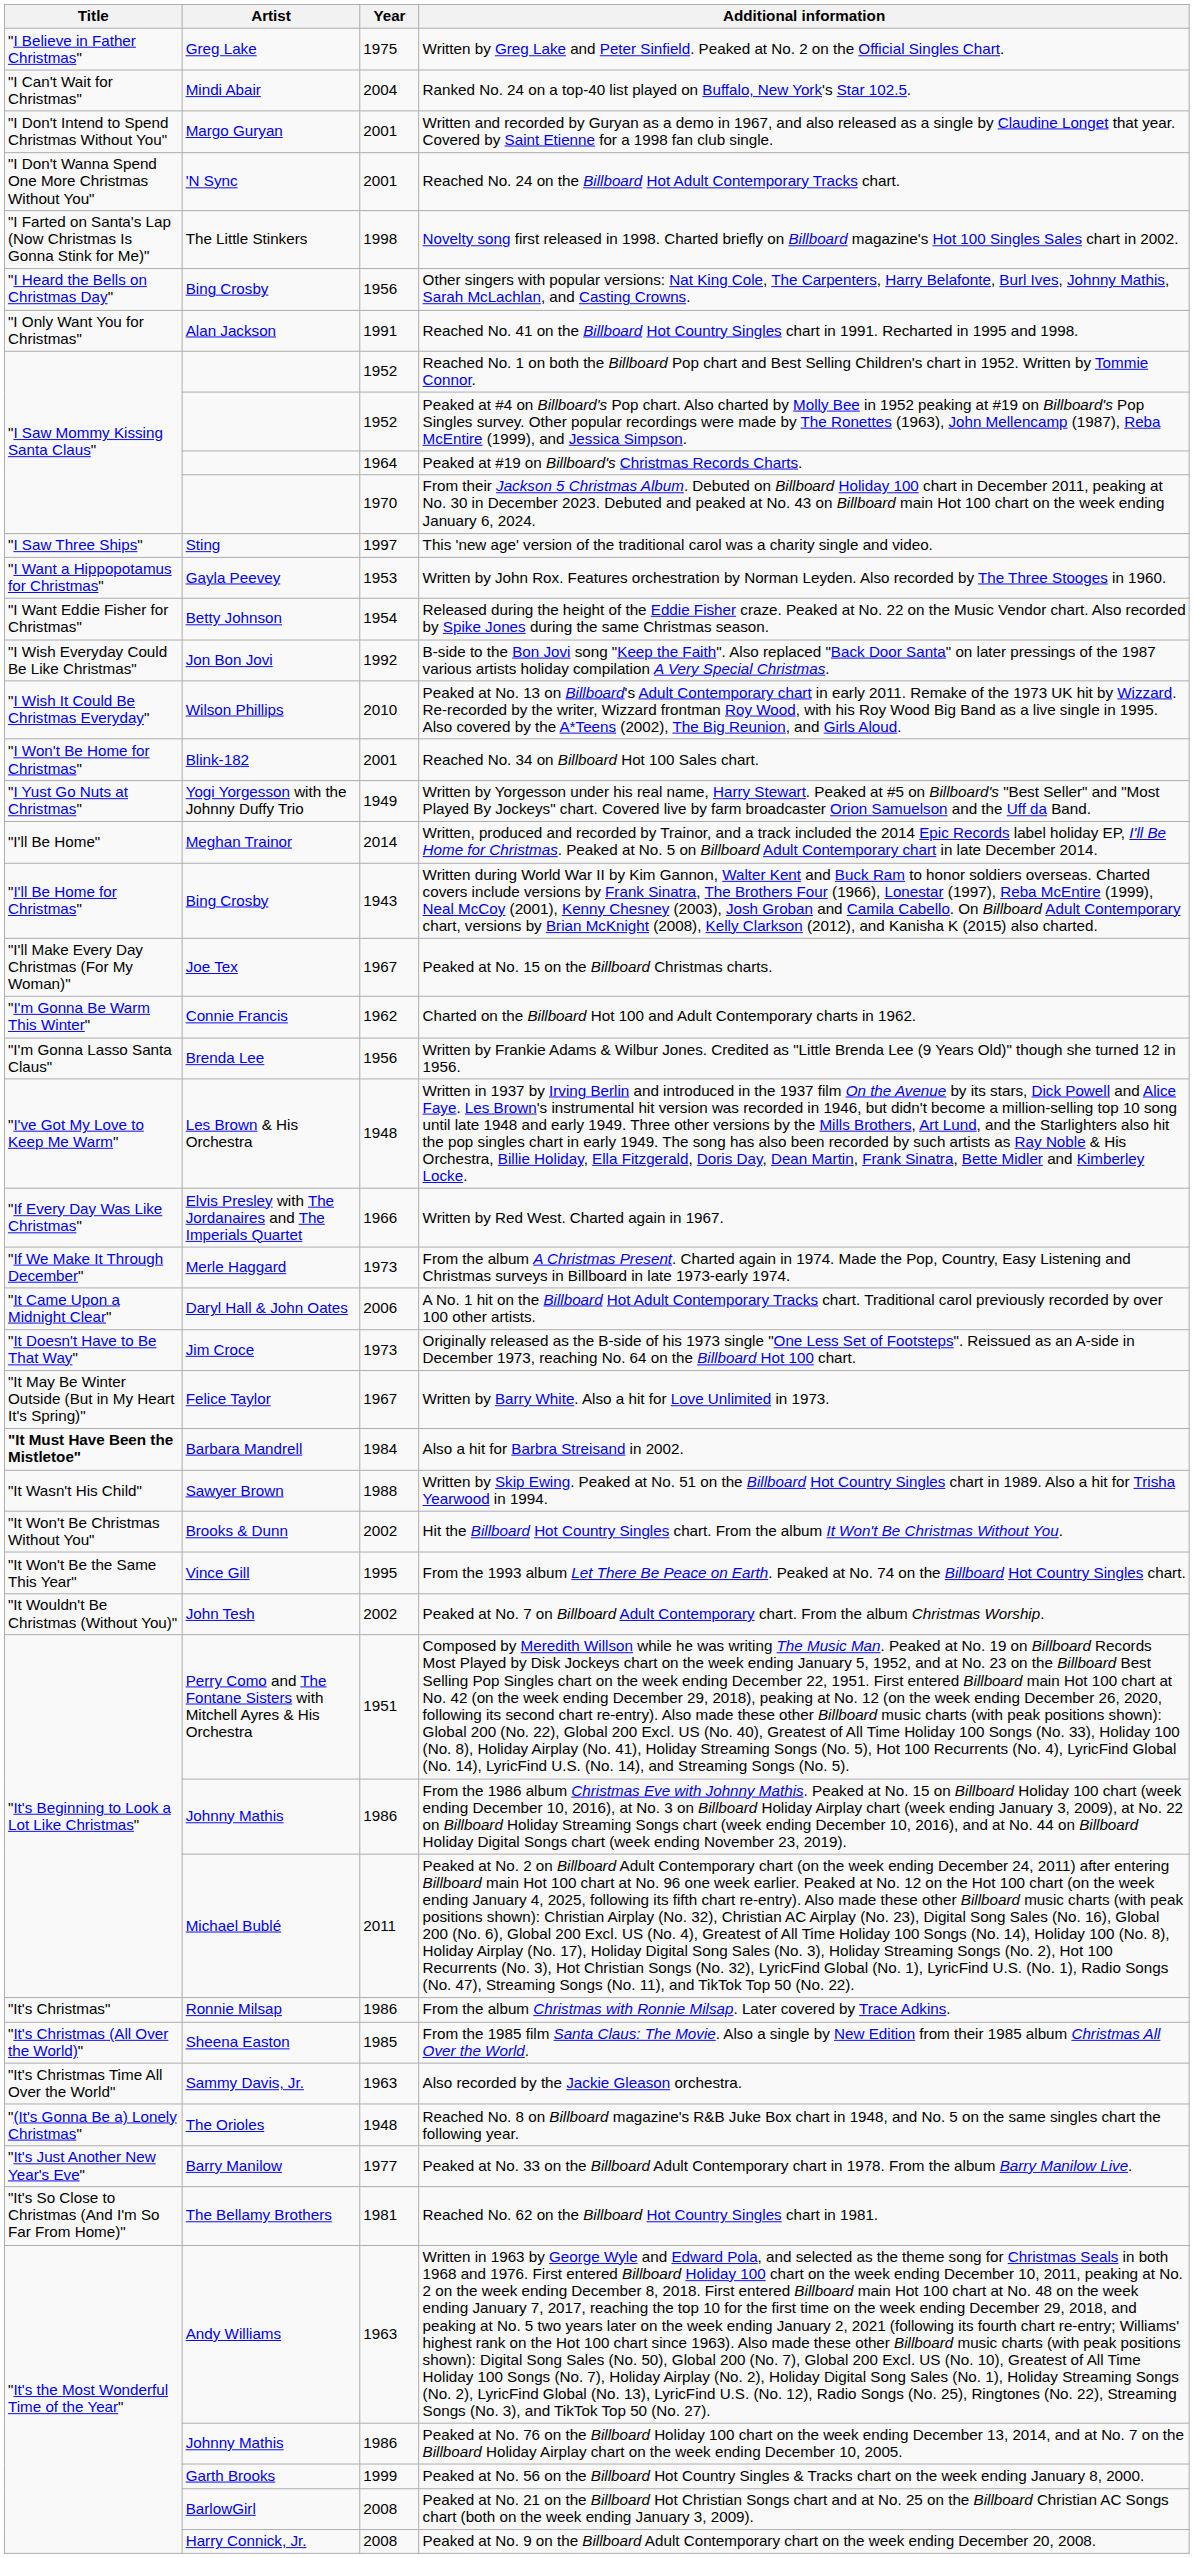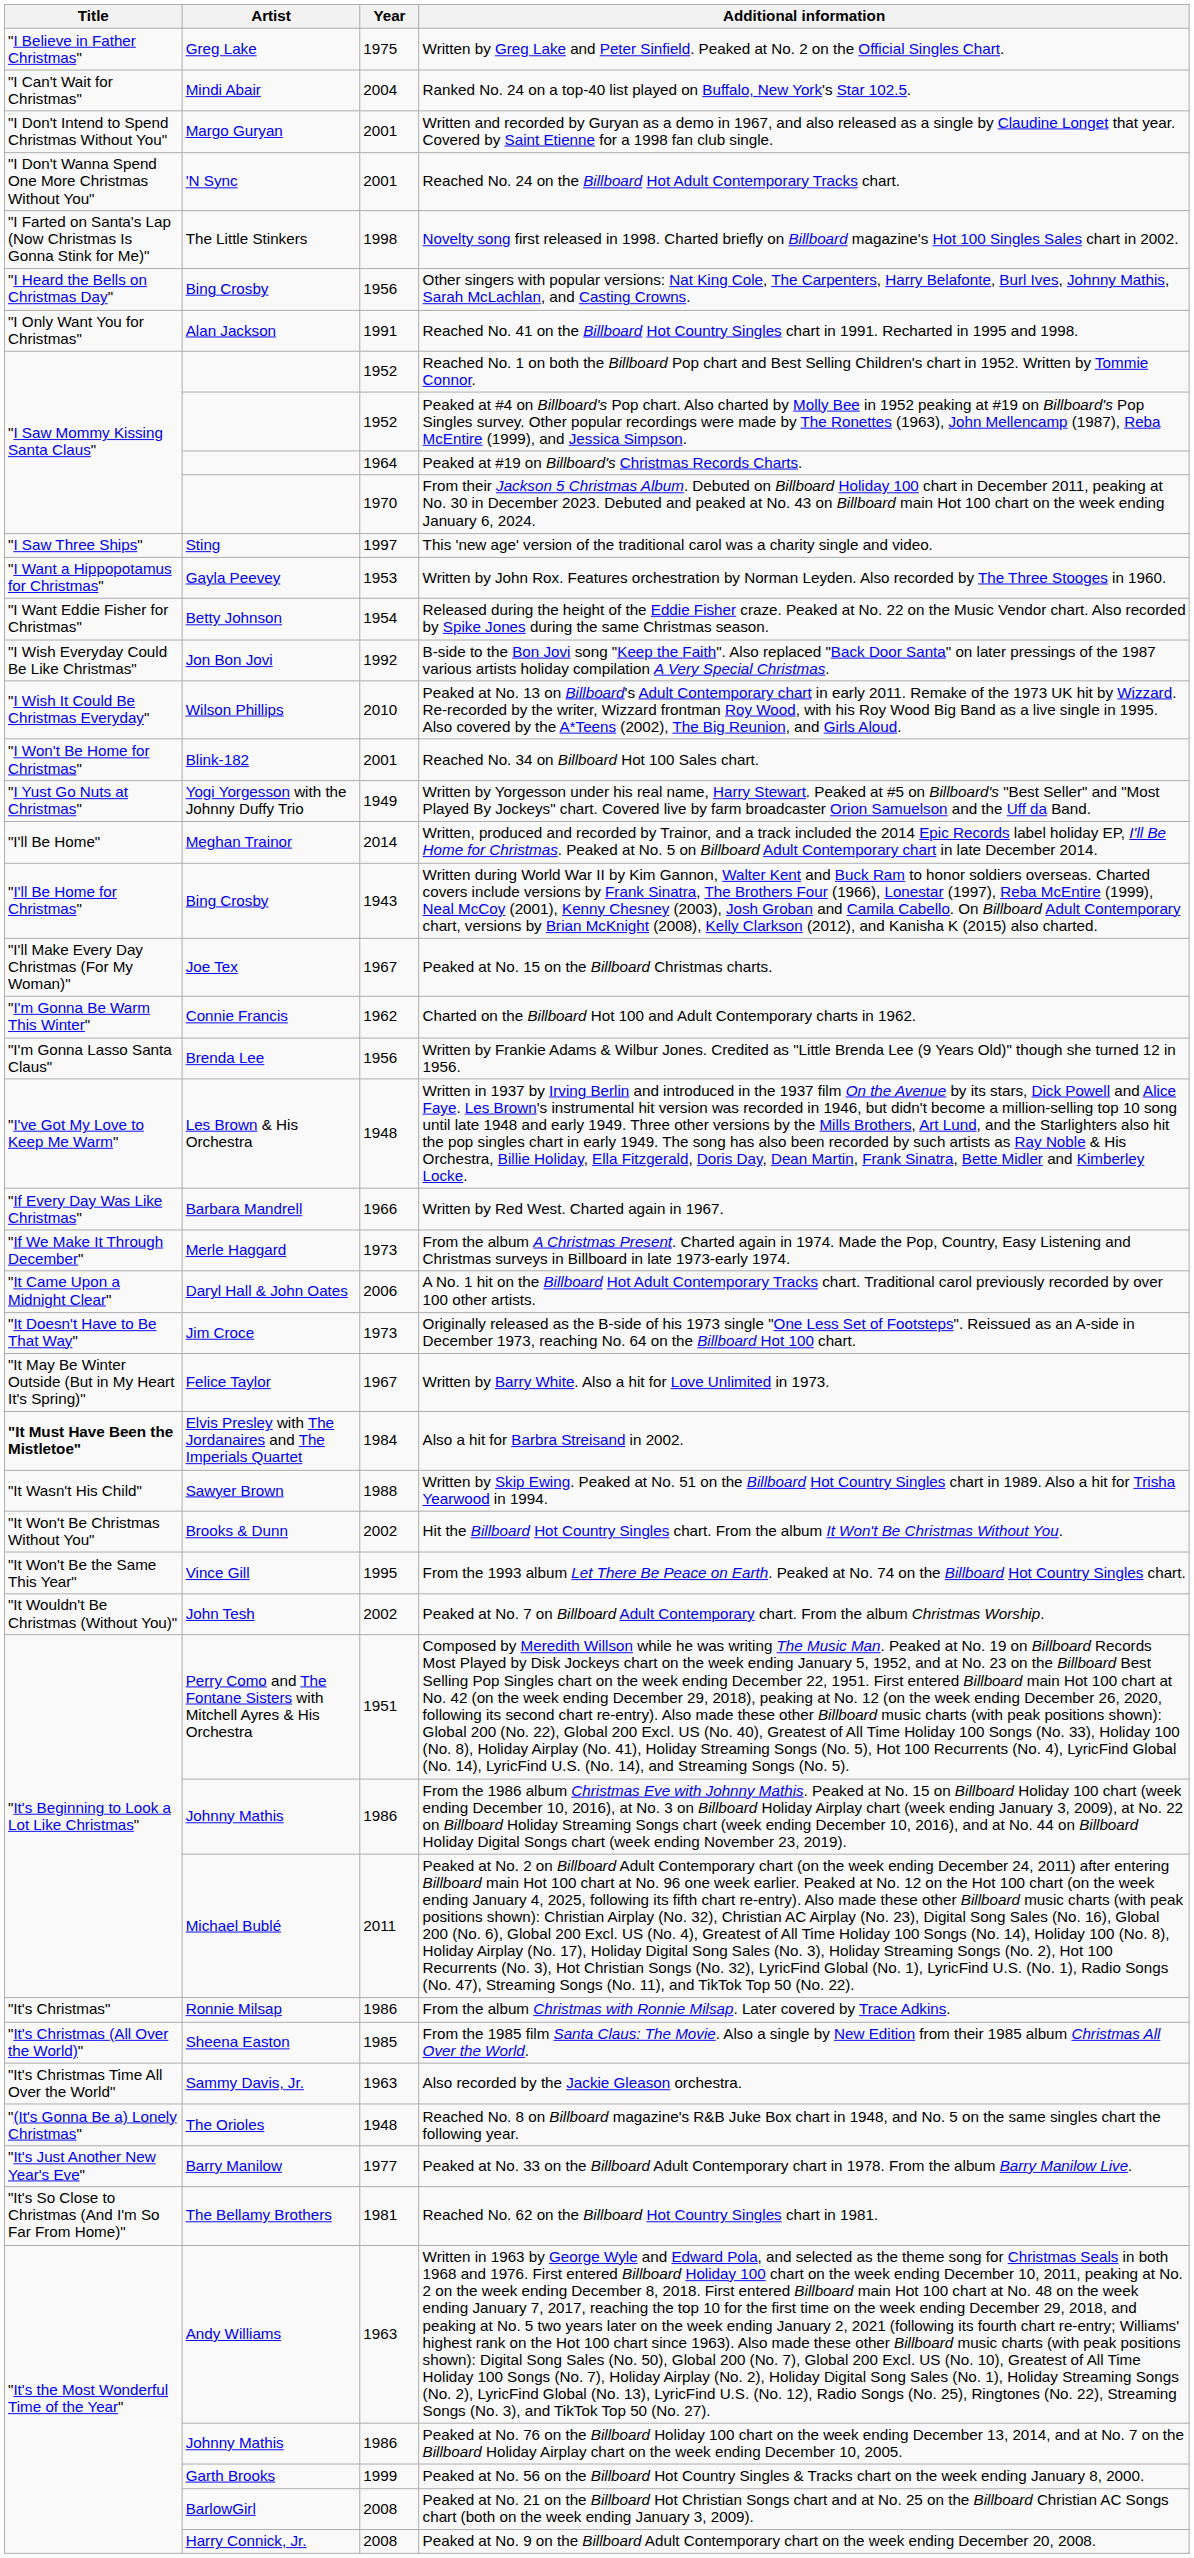(260, 1217) Elvis Presley with The Jordanaires and The Imperials Quartet -> (244, 1209) Barbara Mandrell
(244, 1449) Barbara Mandrell -> (260, 1440) Elvis Presley with The Jordanaires and The Imperials Quartet
